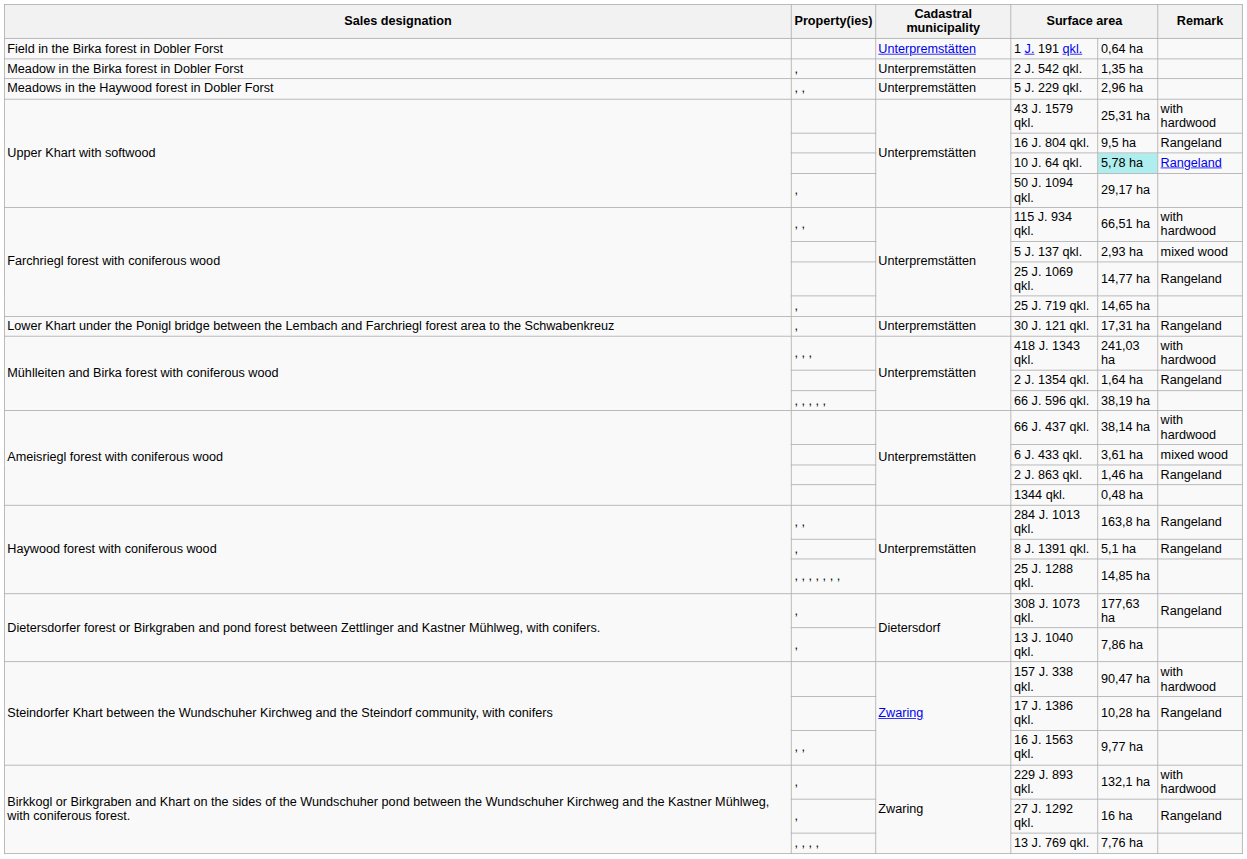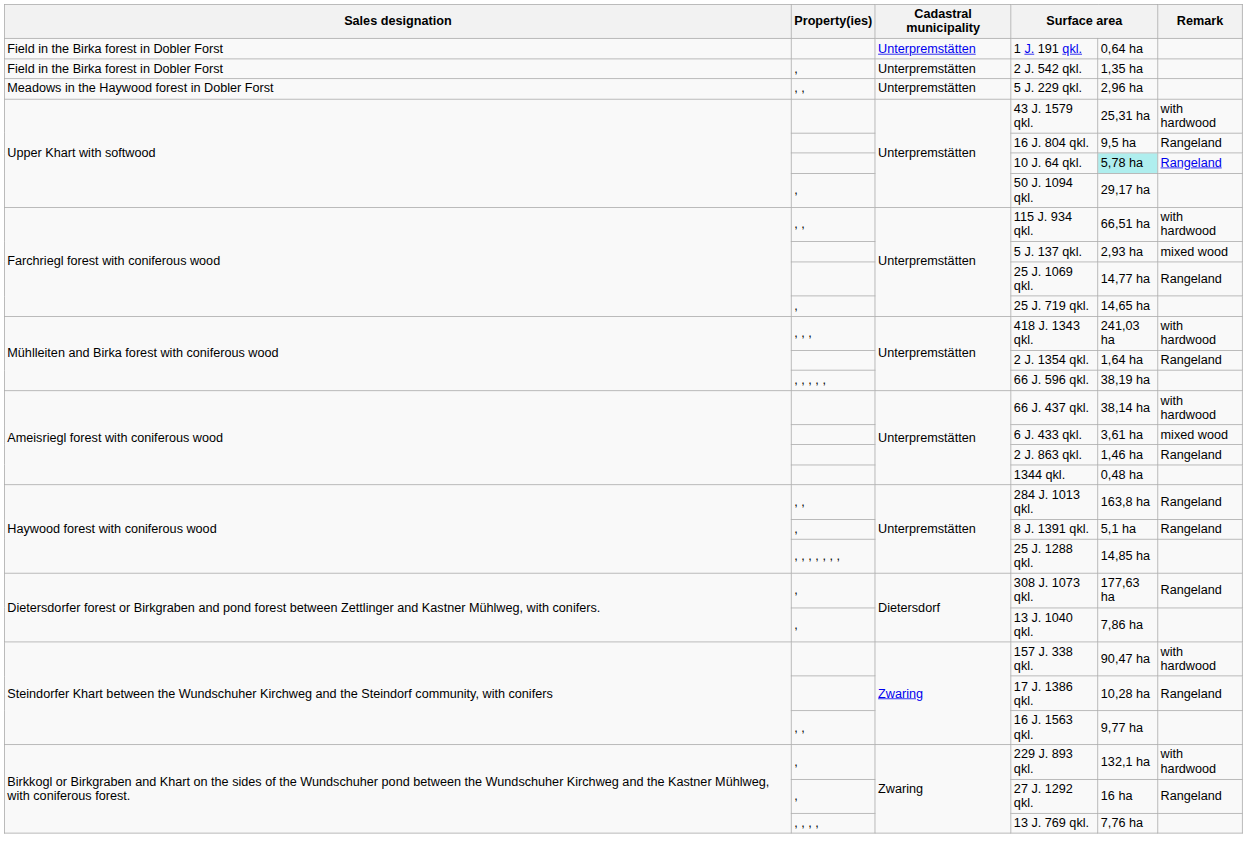(125, 68) Meadow in the Birka forest in Dobler Forst -> (115, 68) Field in the Birka forest in Dobler Forst
- row: (1052, 326)
